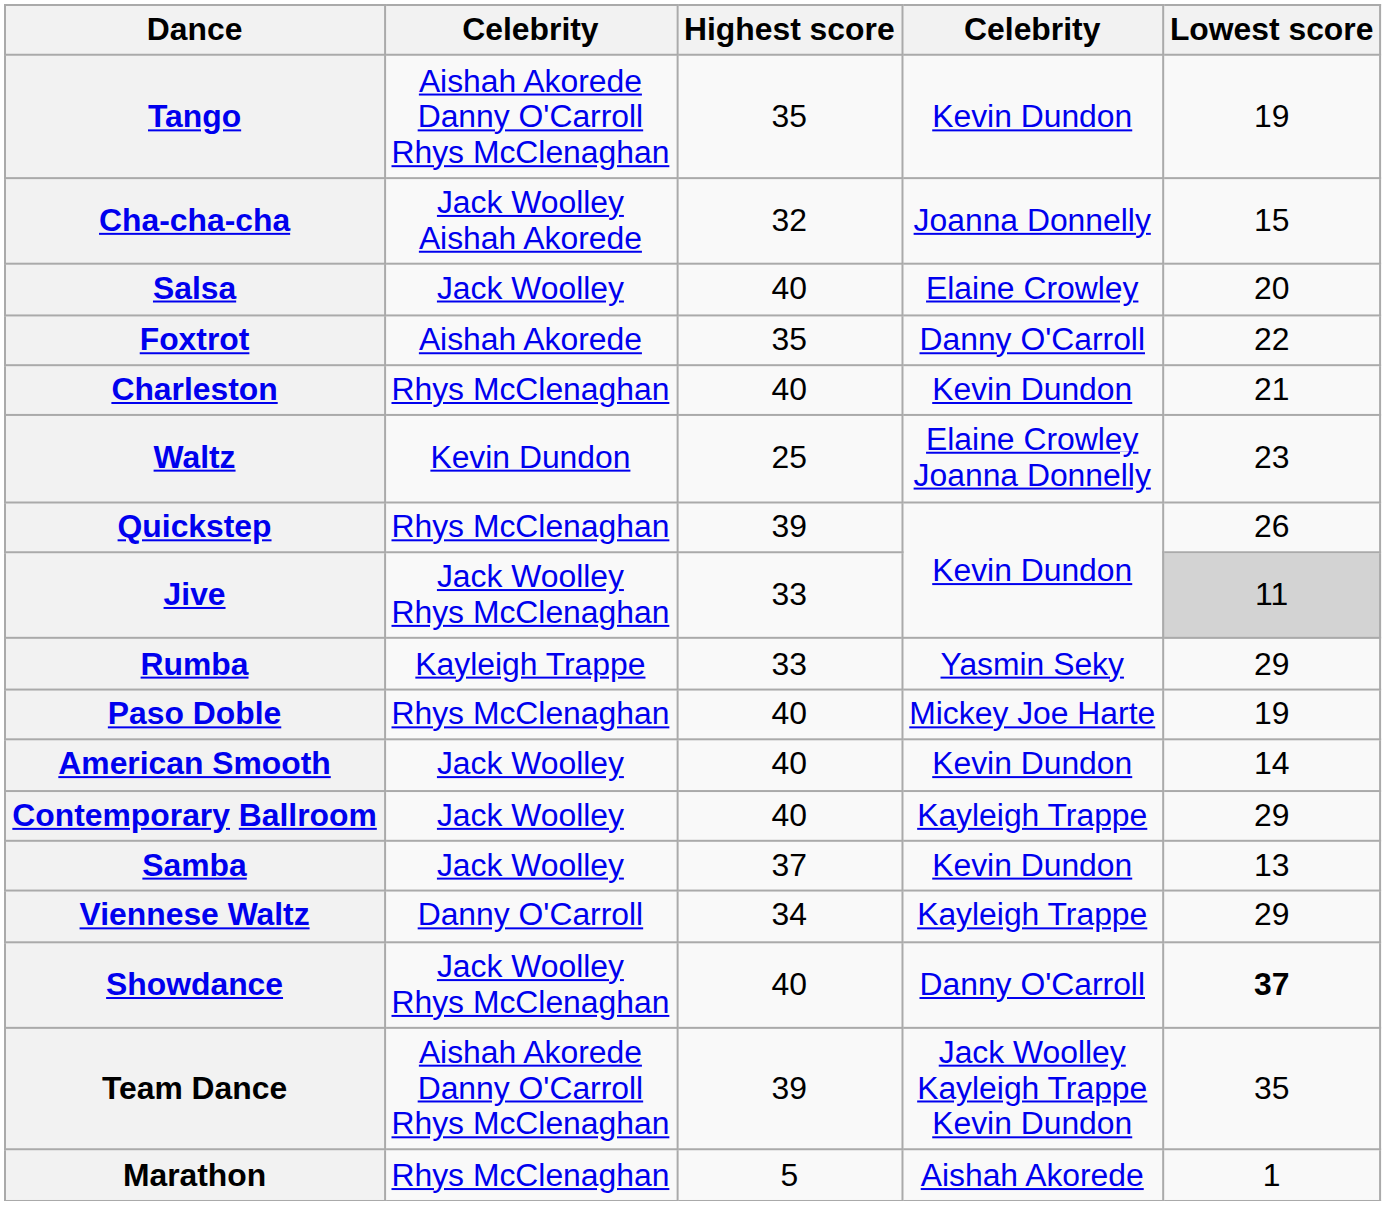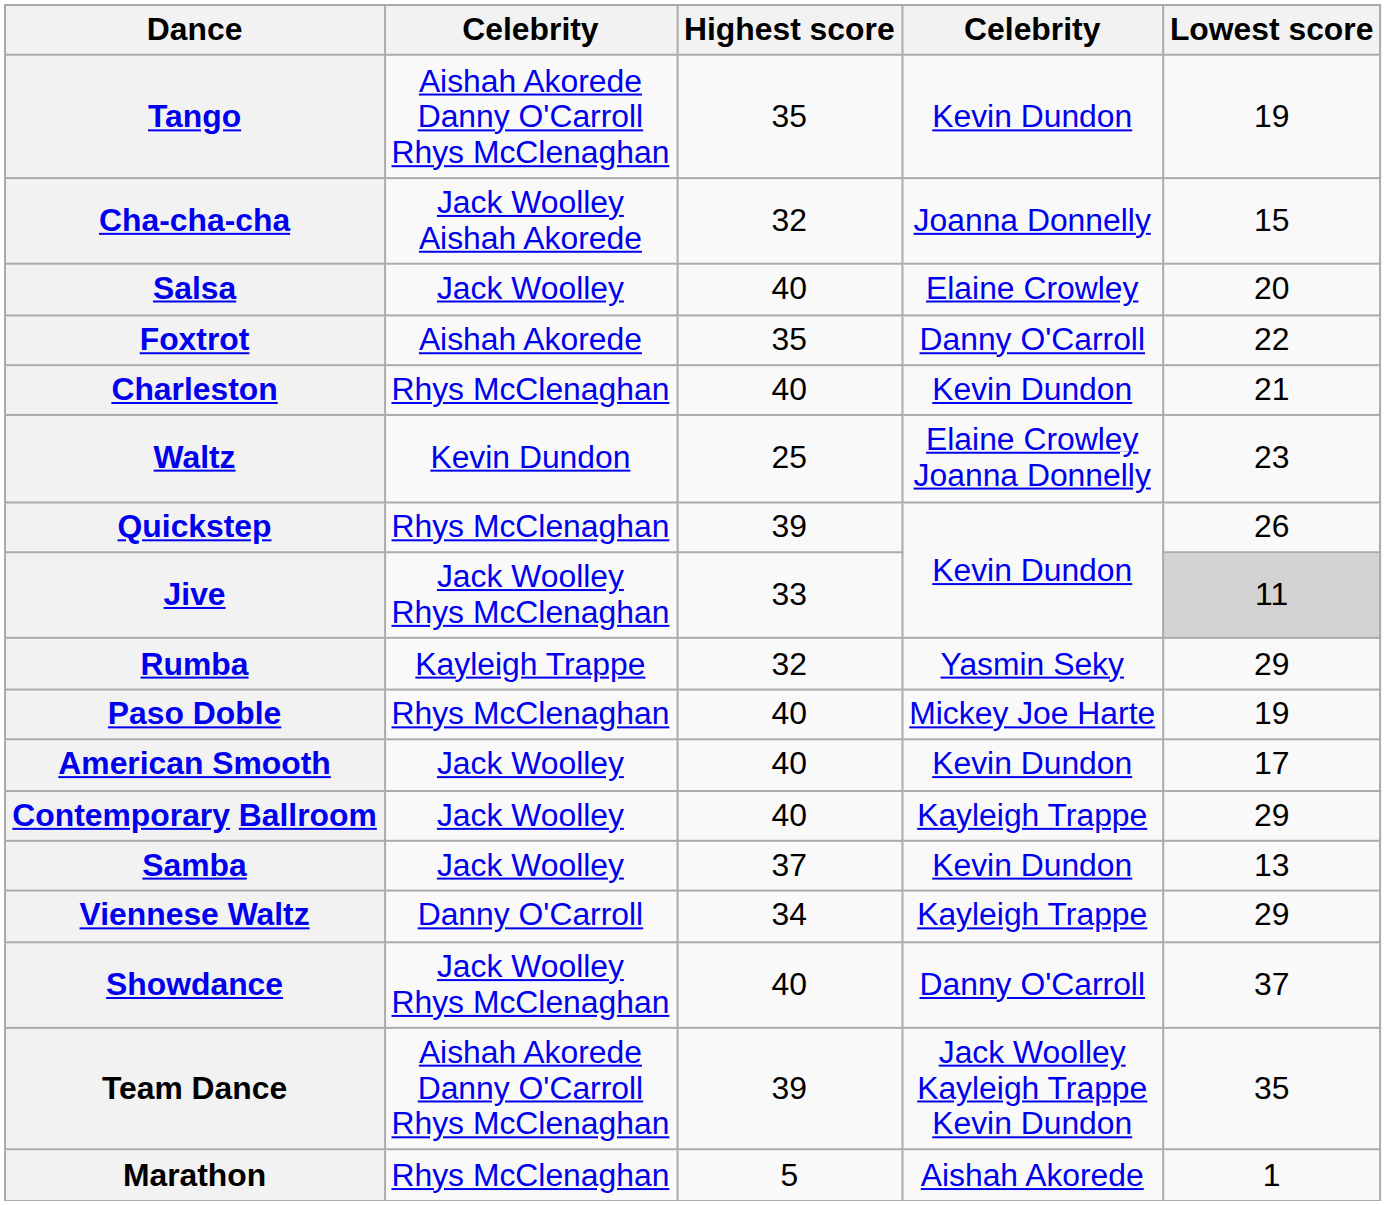(789, 663) 33 -> (789, 663) 32
(1272, 764) 14 -> (1272, 764) 17
(1272, 984) bold -> (1272, 984) normal
